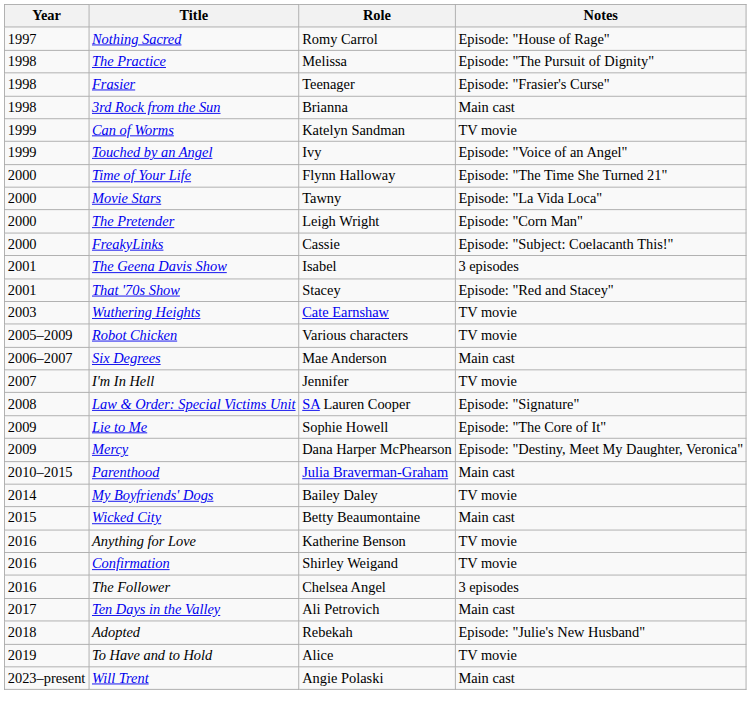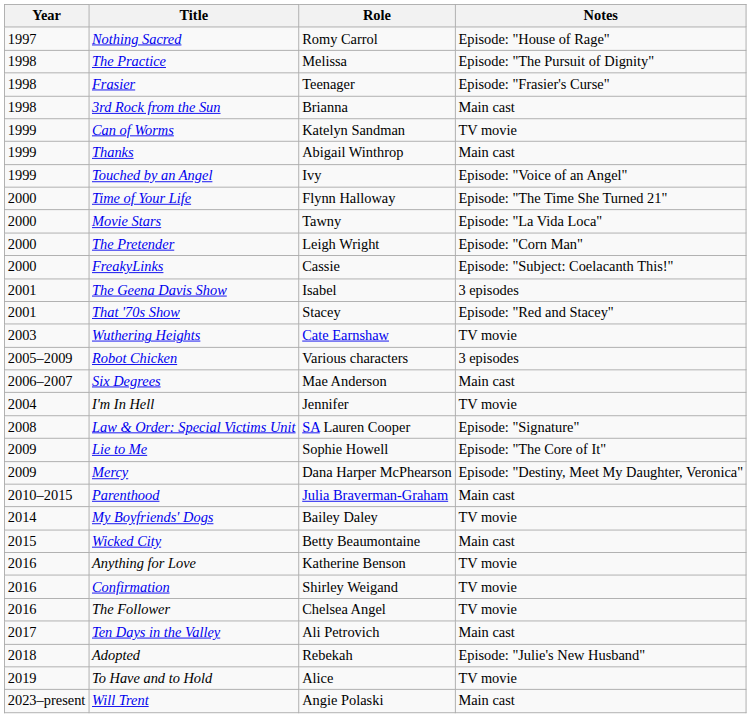+ row: (113, 152)
(488, 335) TV movie -> (489, 358) 3 episodes
(22, 381) 2007 -> (22, 404) 2004
(489, 586) 3 episodes -> (488, 609) TV movie
